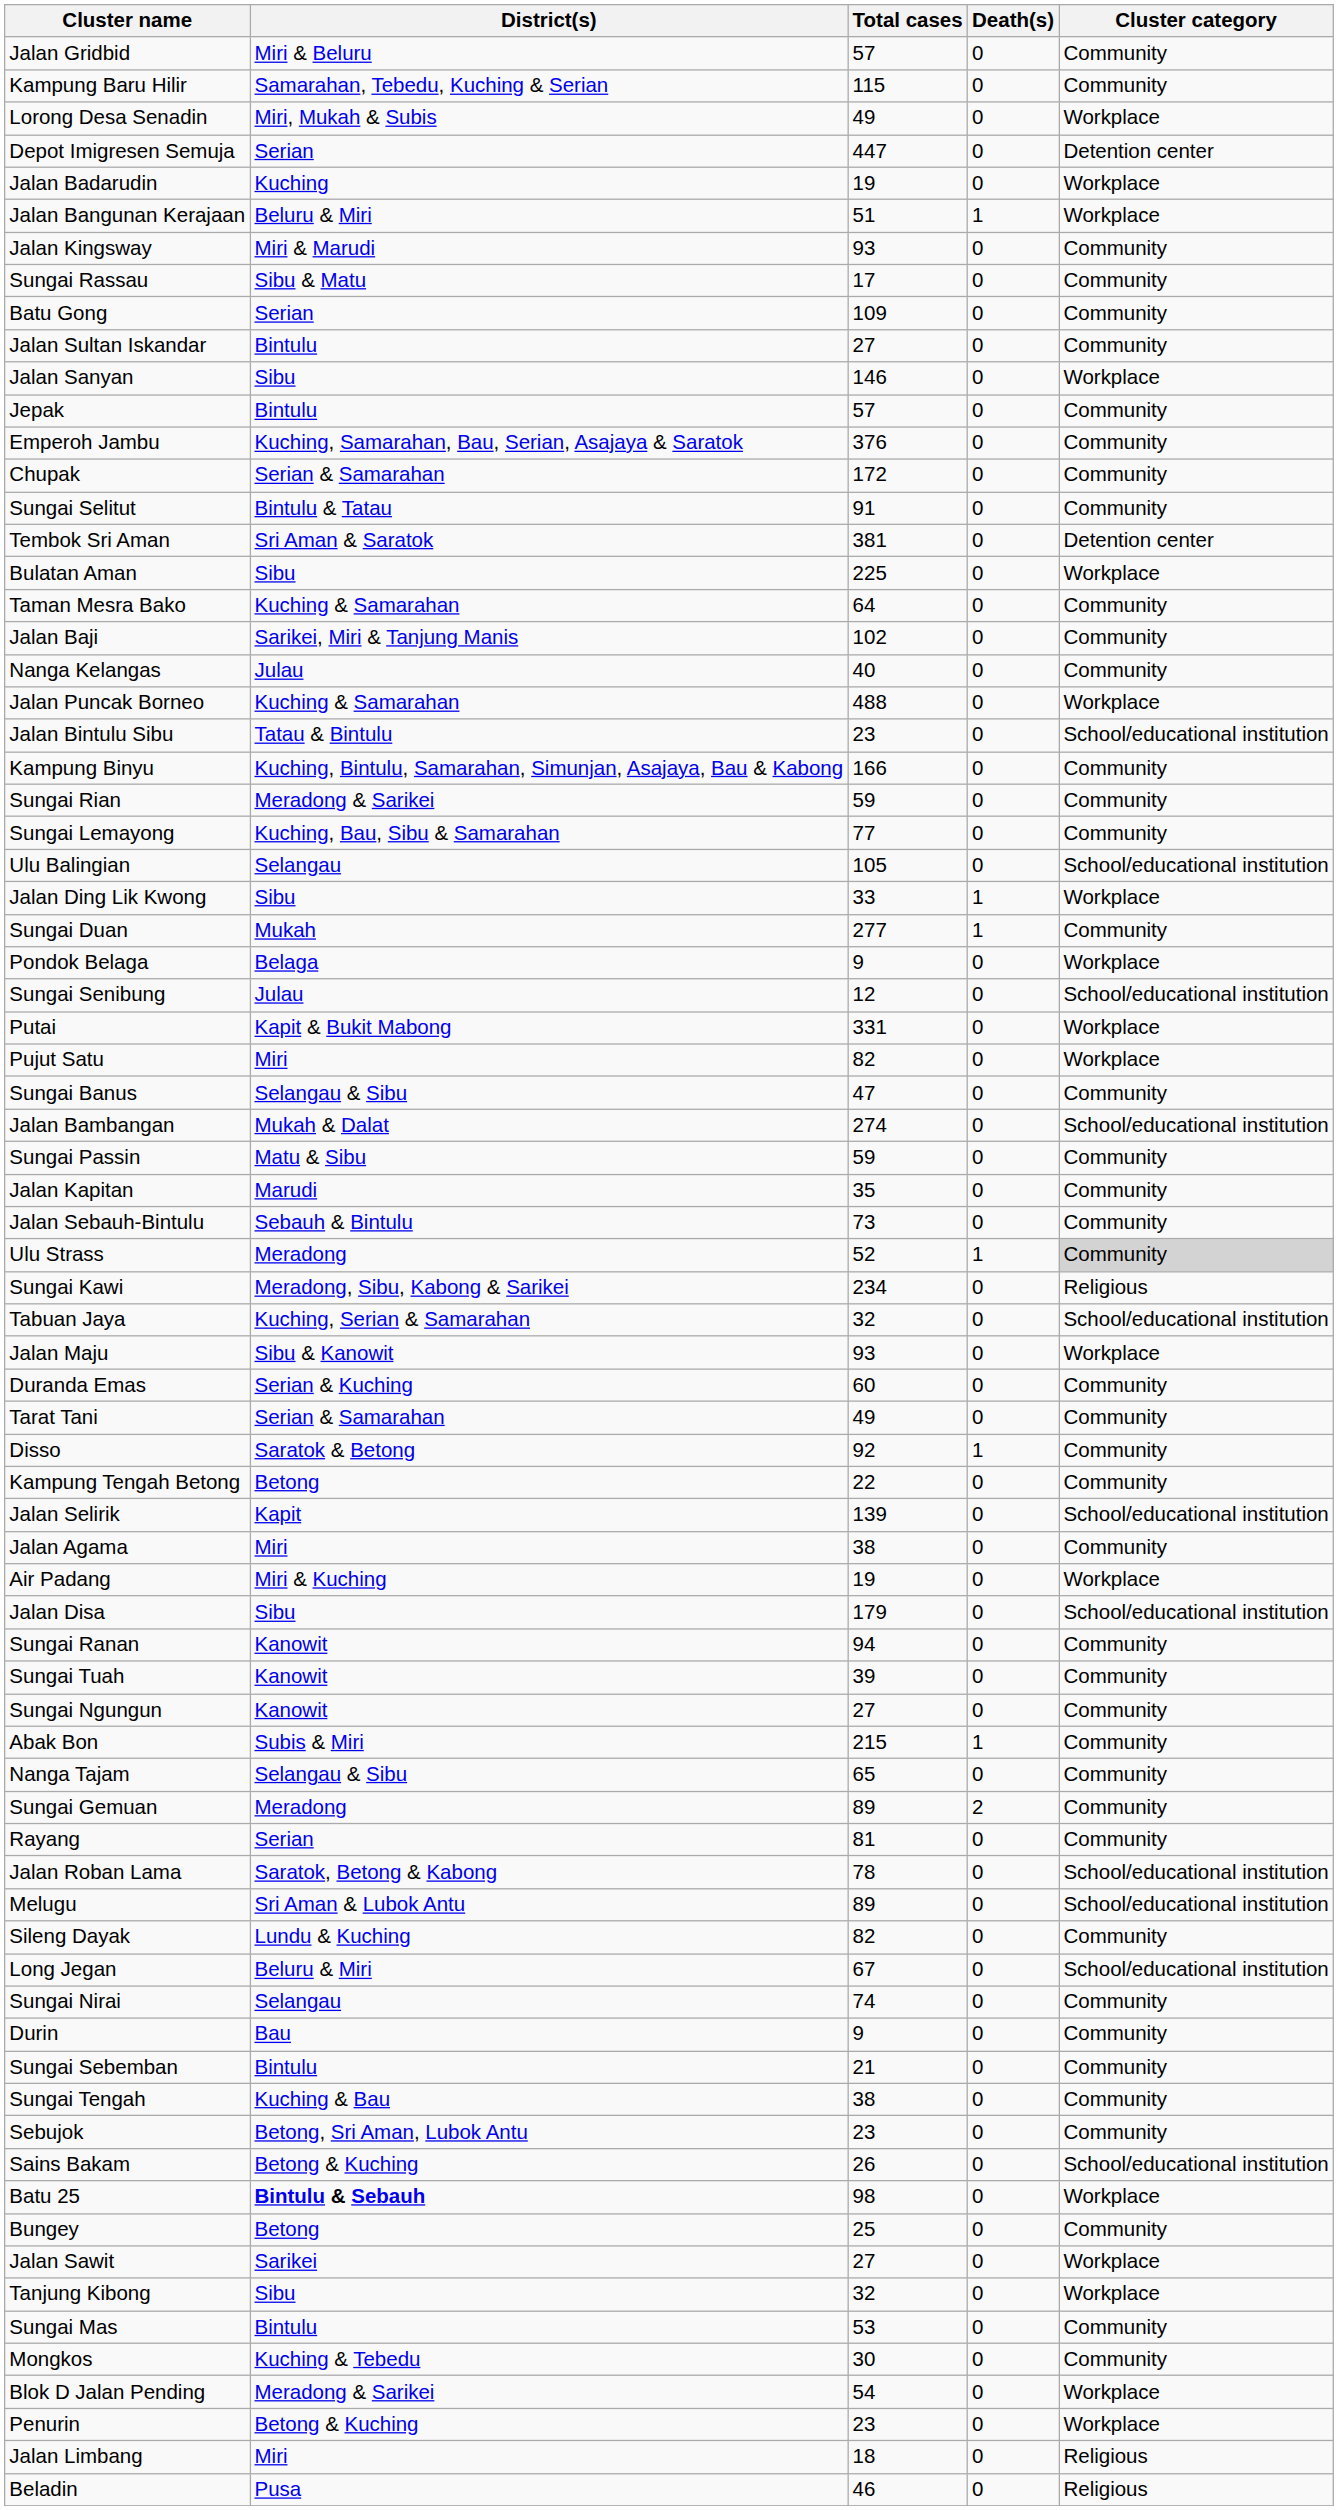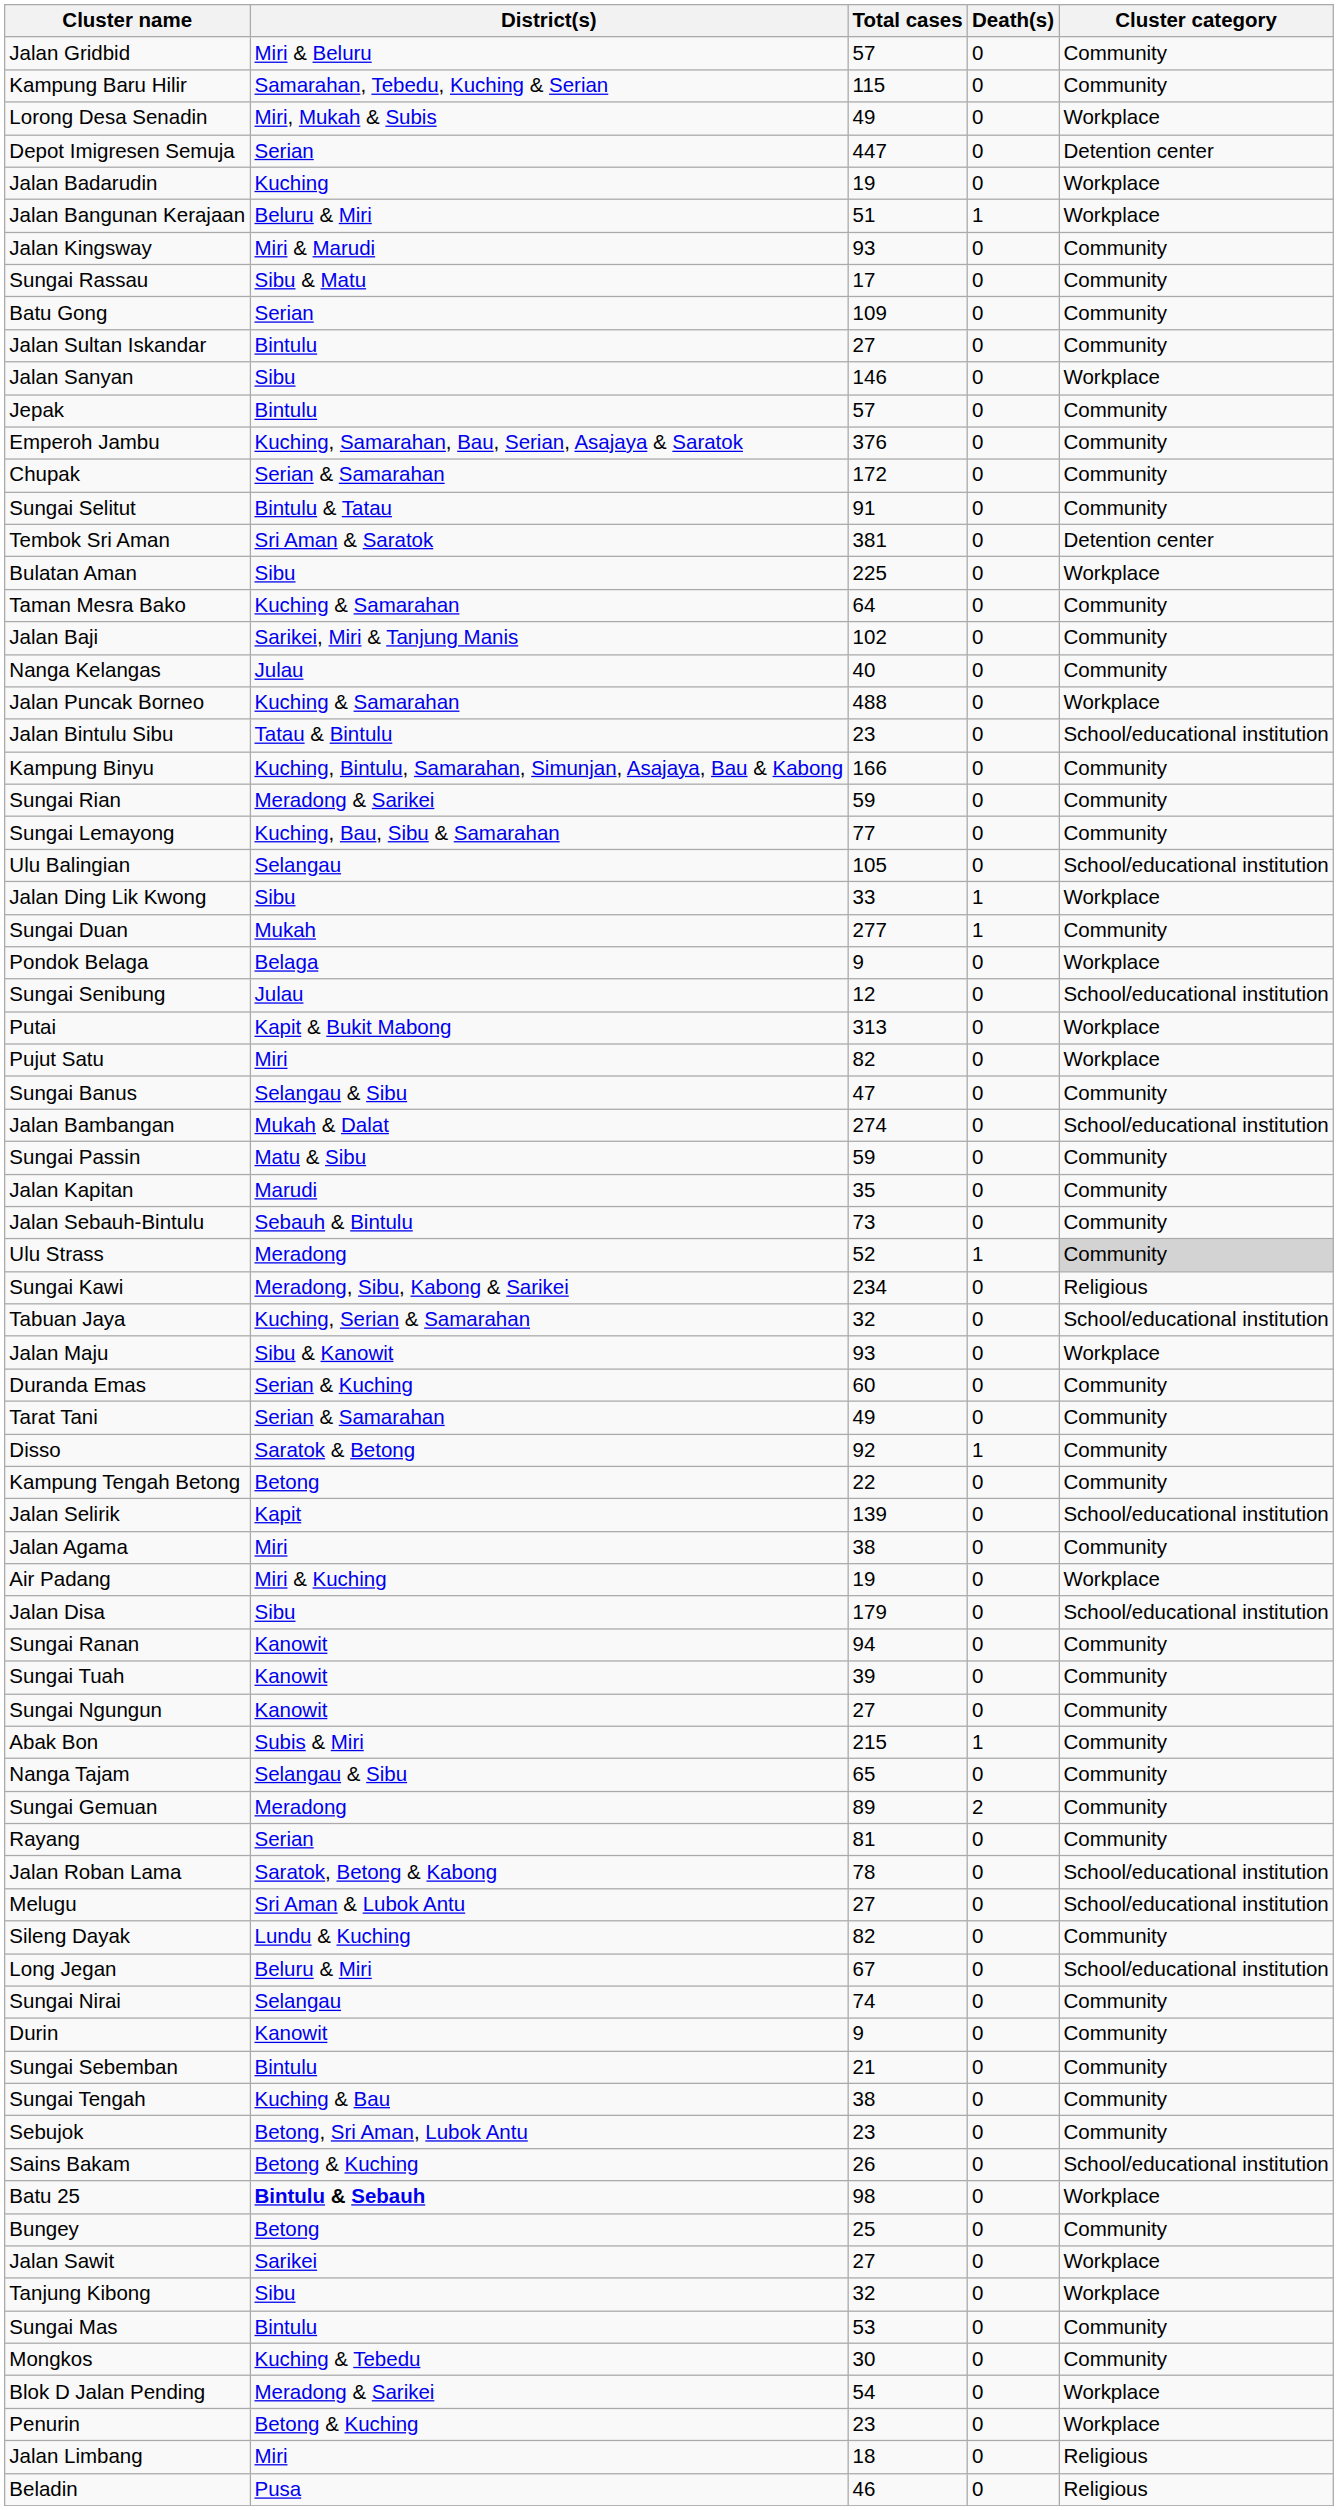(870, 1027) 331 -> (870, 1027) 313
(864, 1904) 89 -> (864, 1904) 27
(273, 2034) Bau -> (291, 2034) Kanowit
